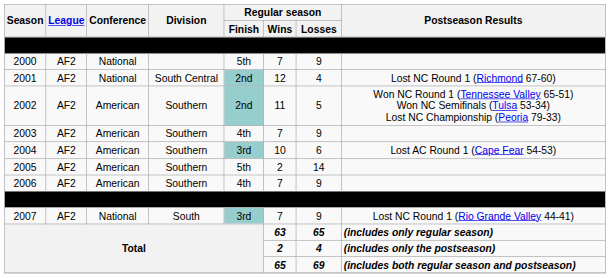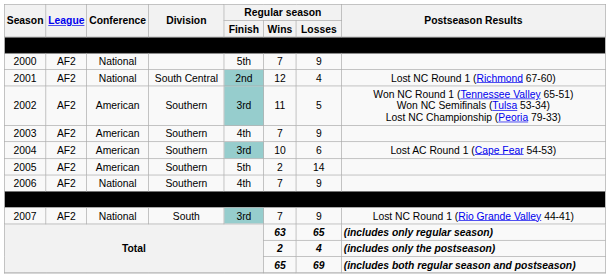(244, 106) 2nd -> (244, 106) 3rd
(118, 183) American -> (118, 183) National
